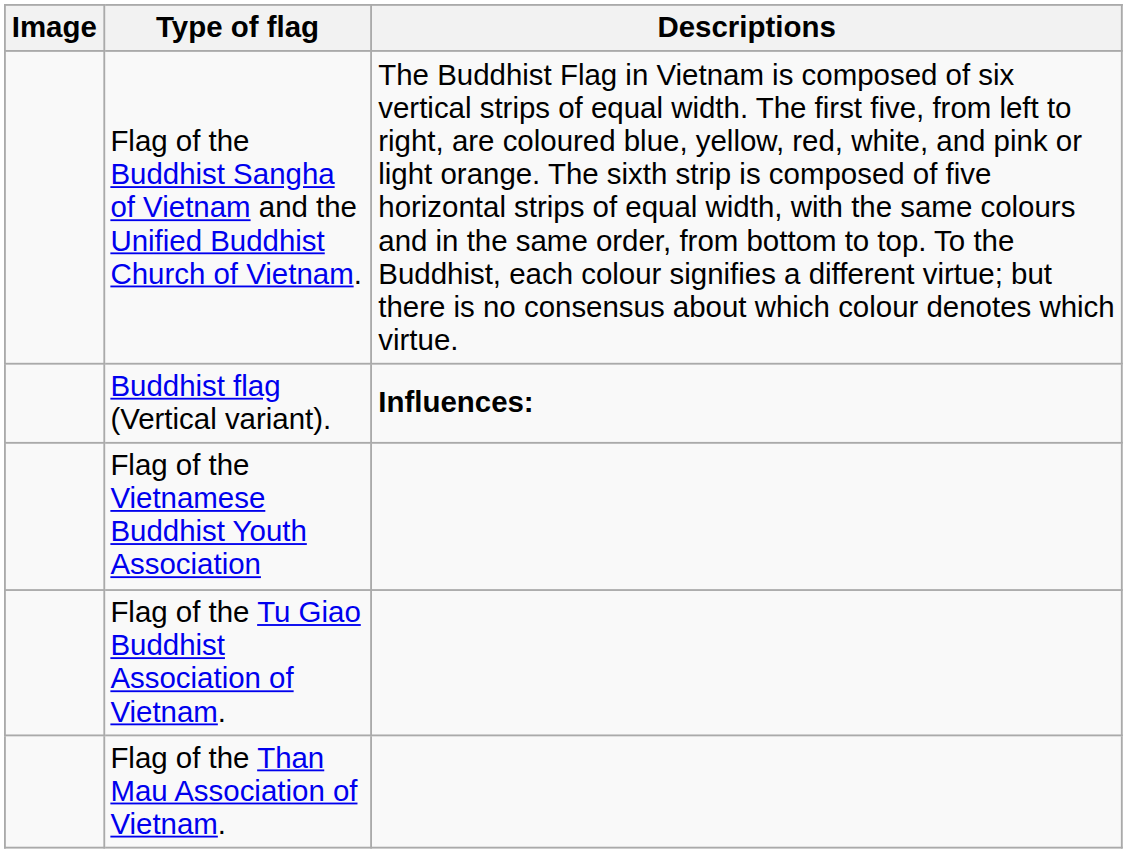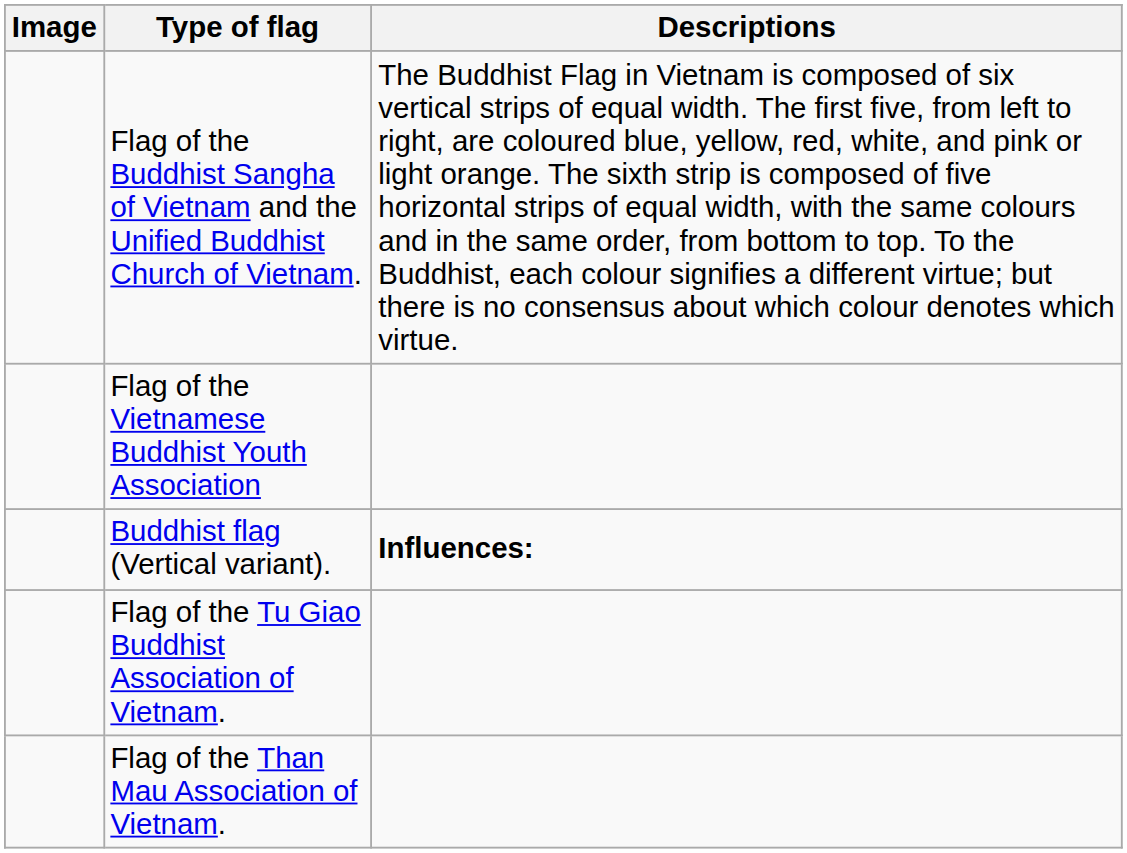rows swapped: (221, 402) <-> (209, 515)
